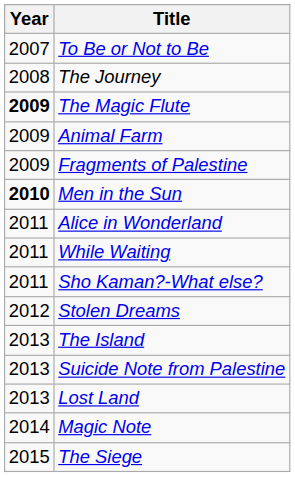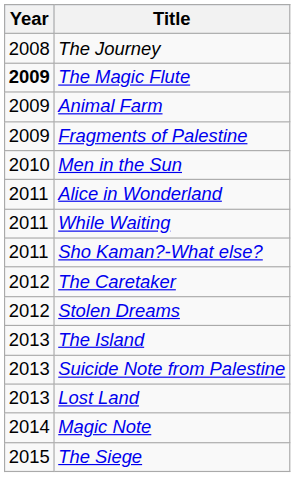- row: (134, 48)
(29, 194) bold -> (29, 164) normal
+ row: (117, 281)
